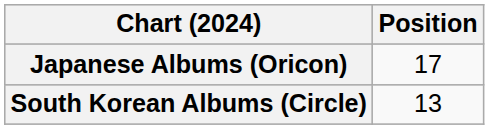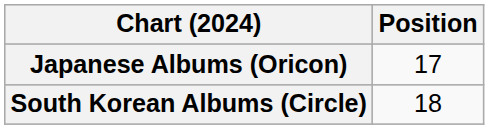(428, 104) 13 -> (428, 104) 18
